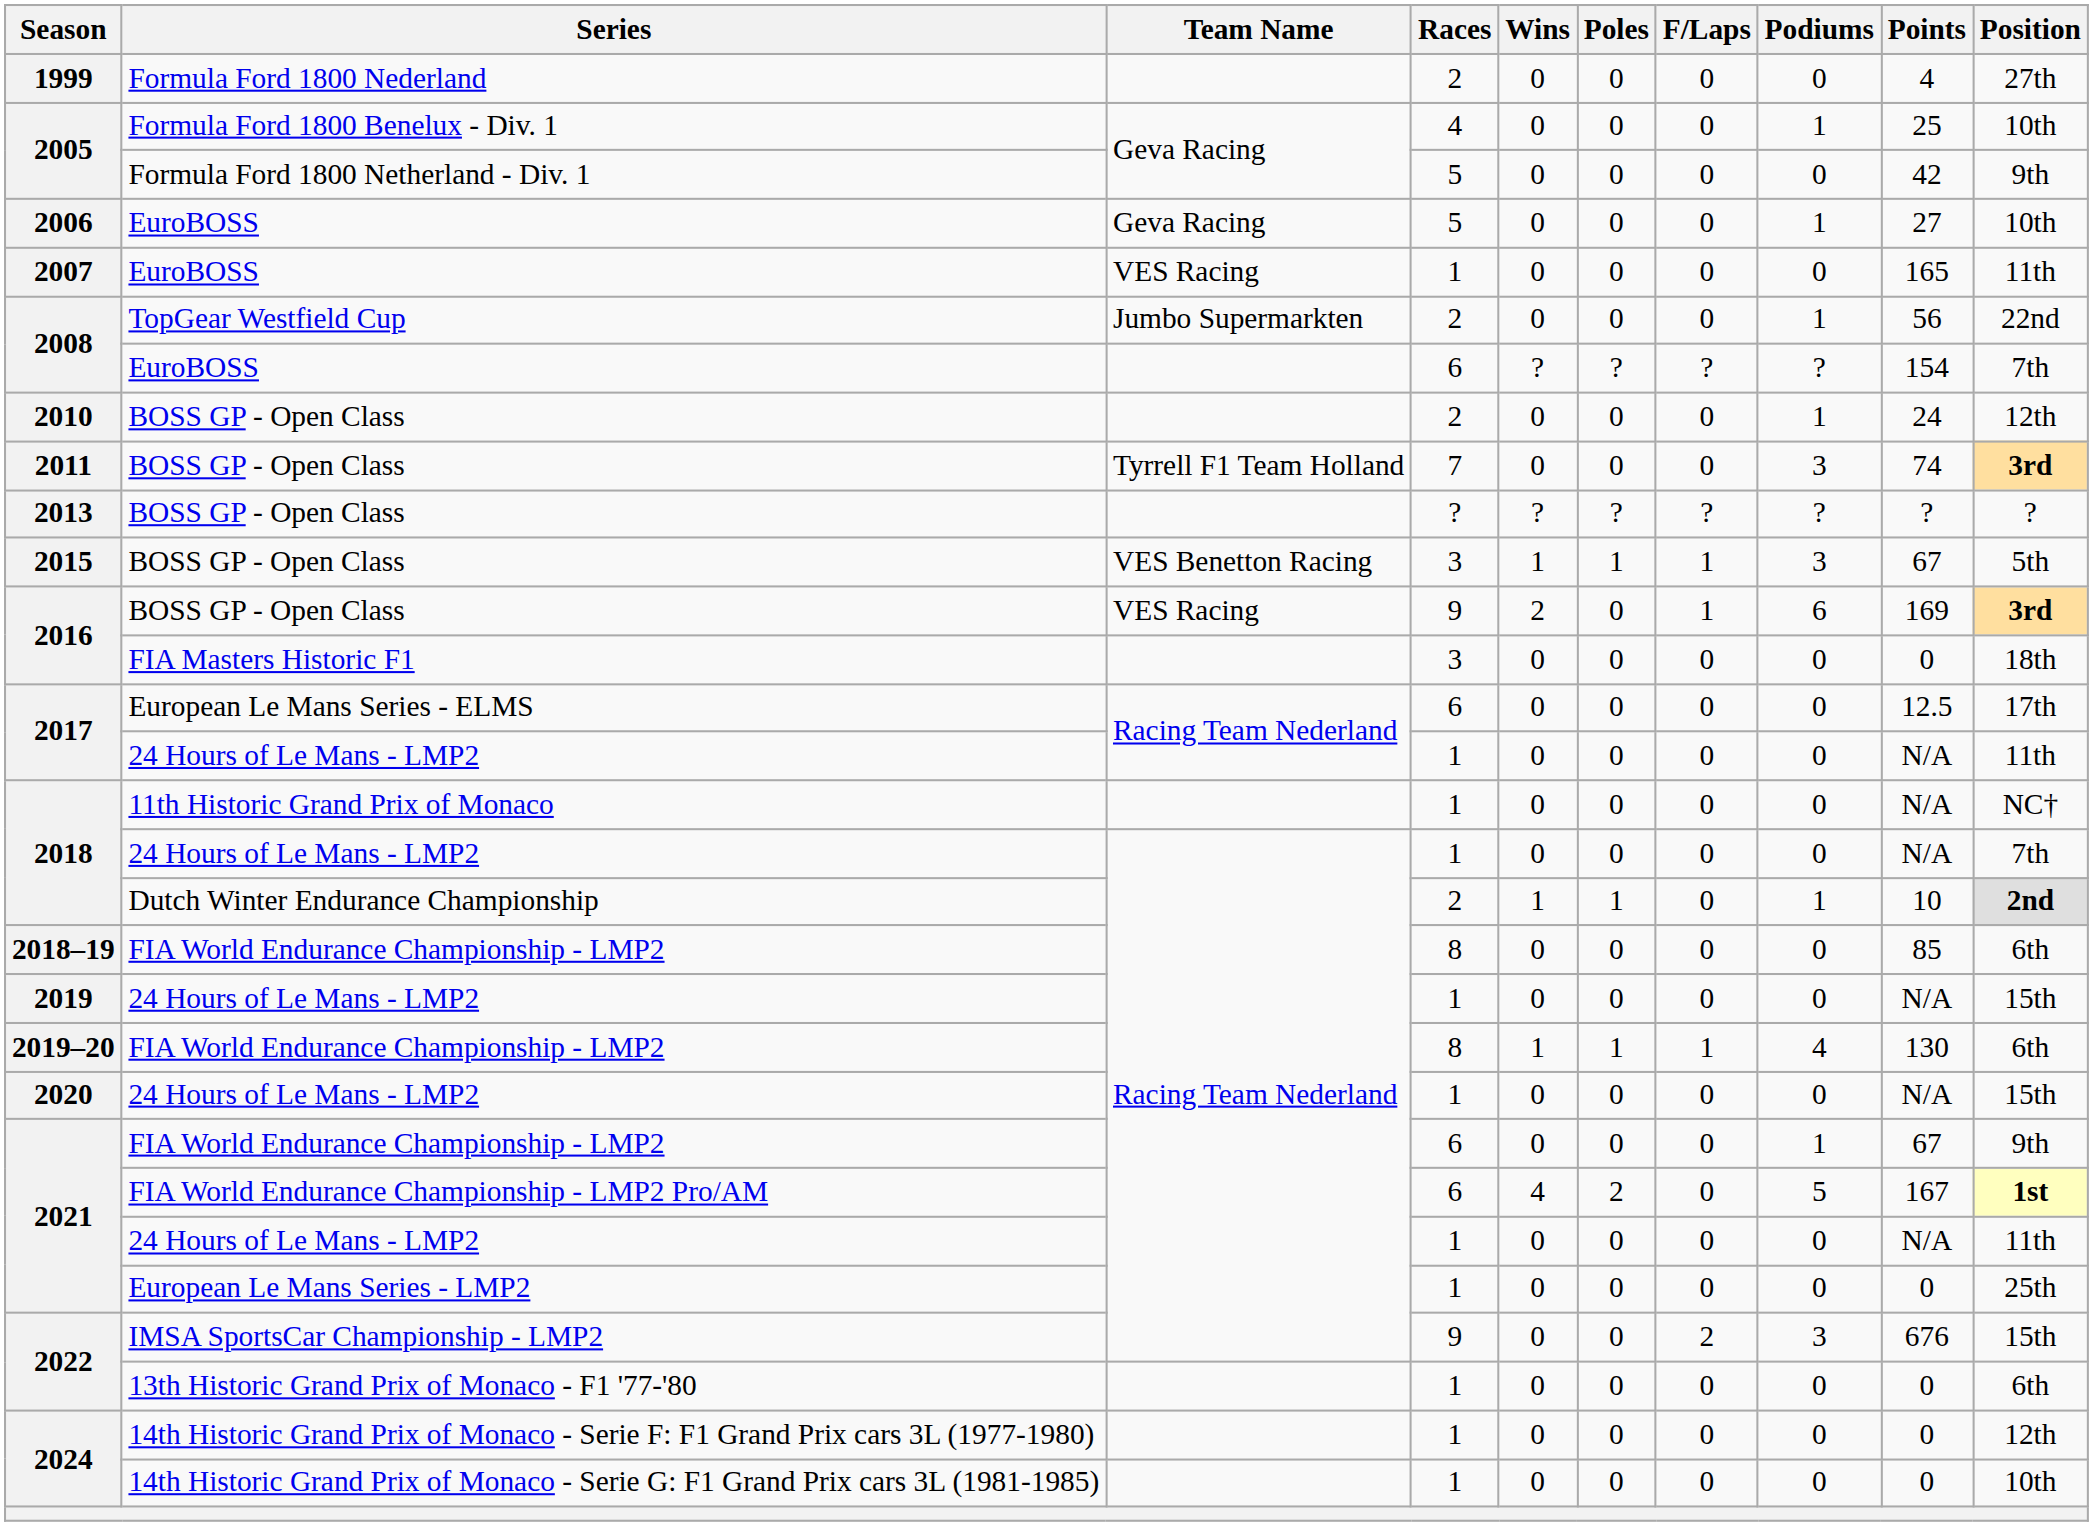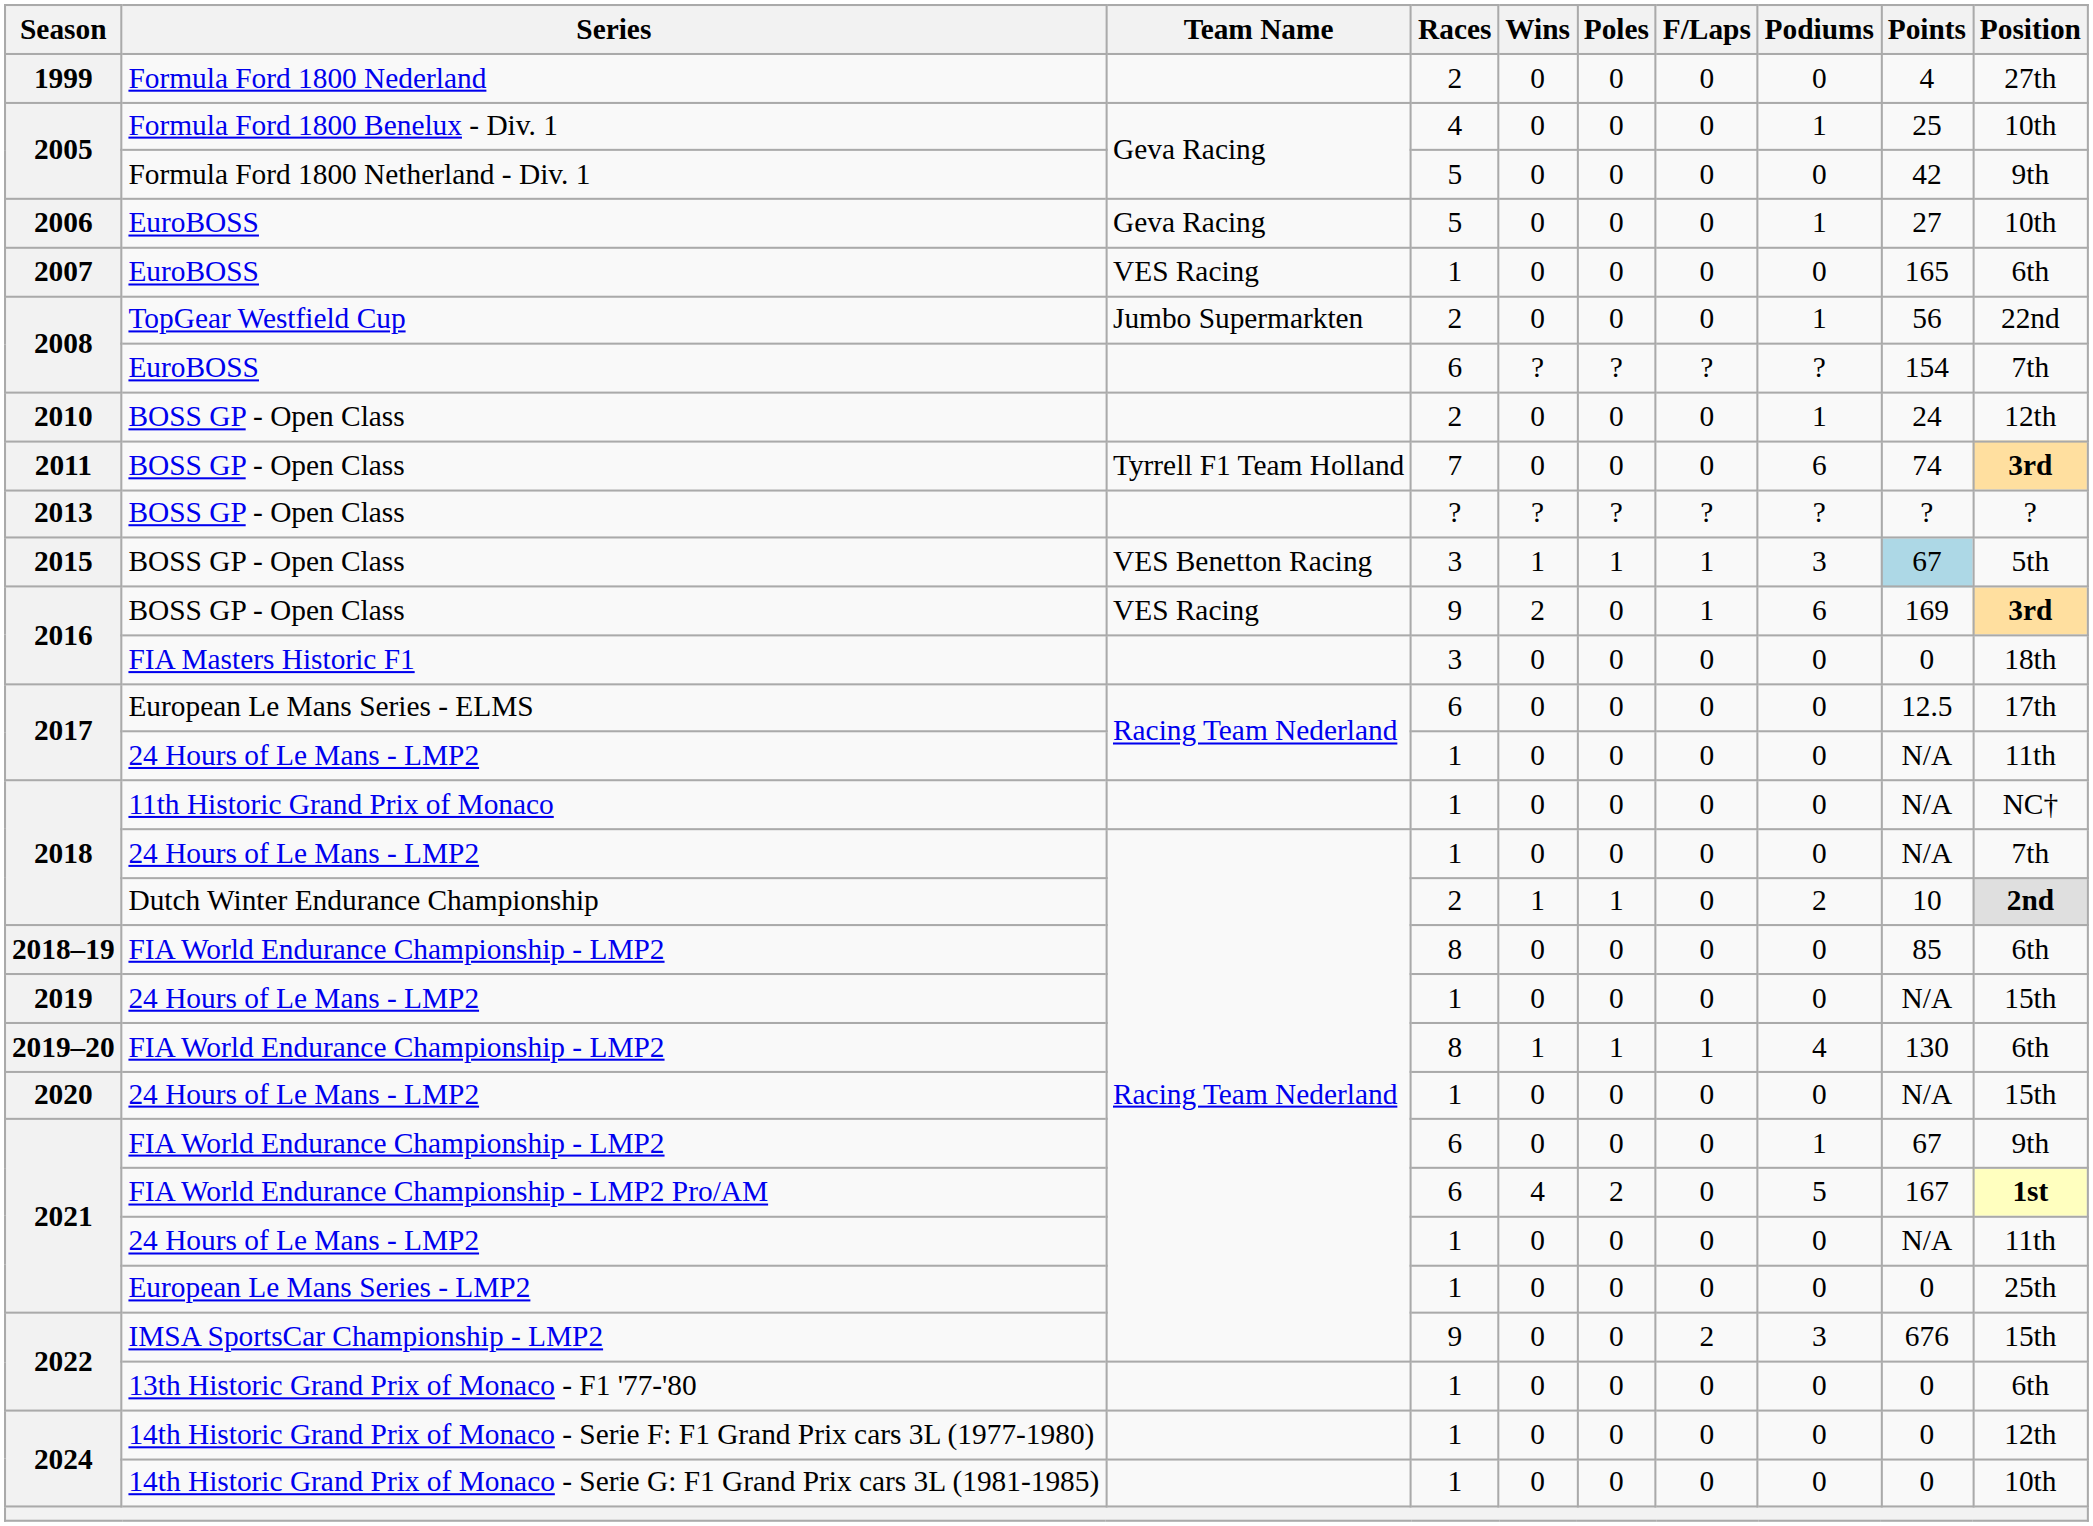(2030, 271) 11th -> (2030, 271) 6th
(1819, 465) 3 -> (1819, 465) 6
(1927, 562) no background -> (1927, 562) lightblue background
(1819, 901) 1 -> (1819, 901) 2
